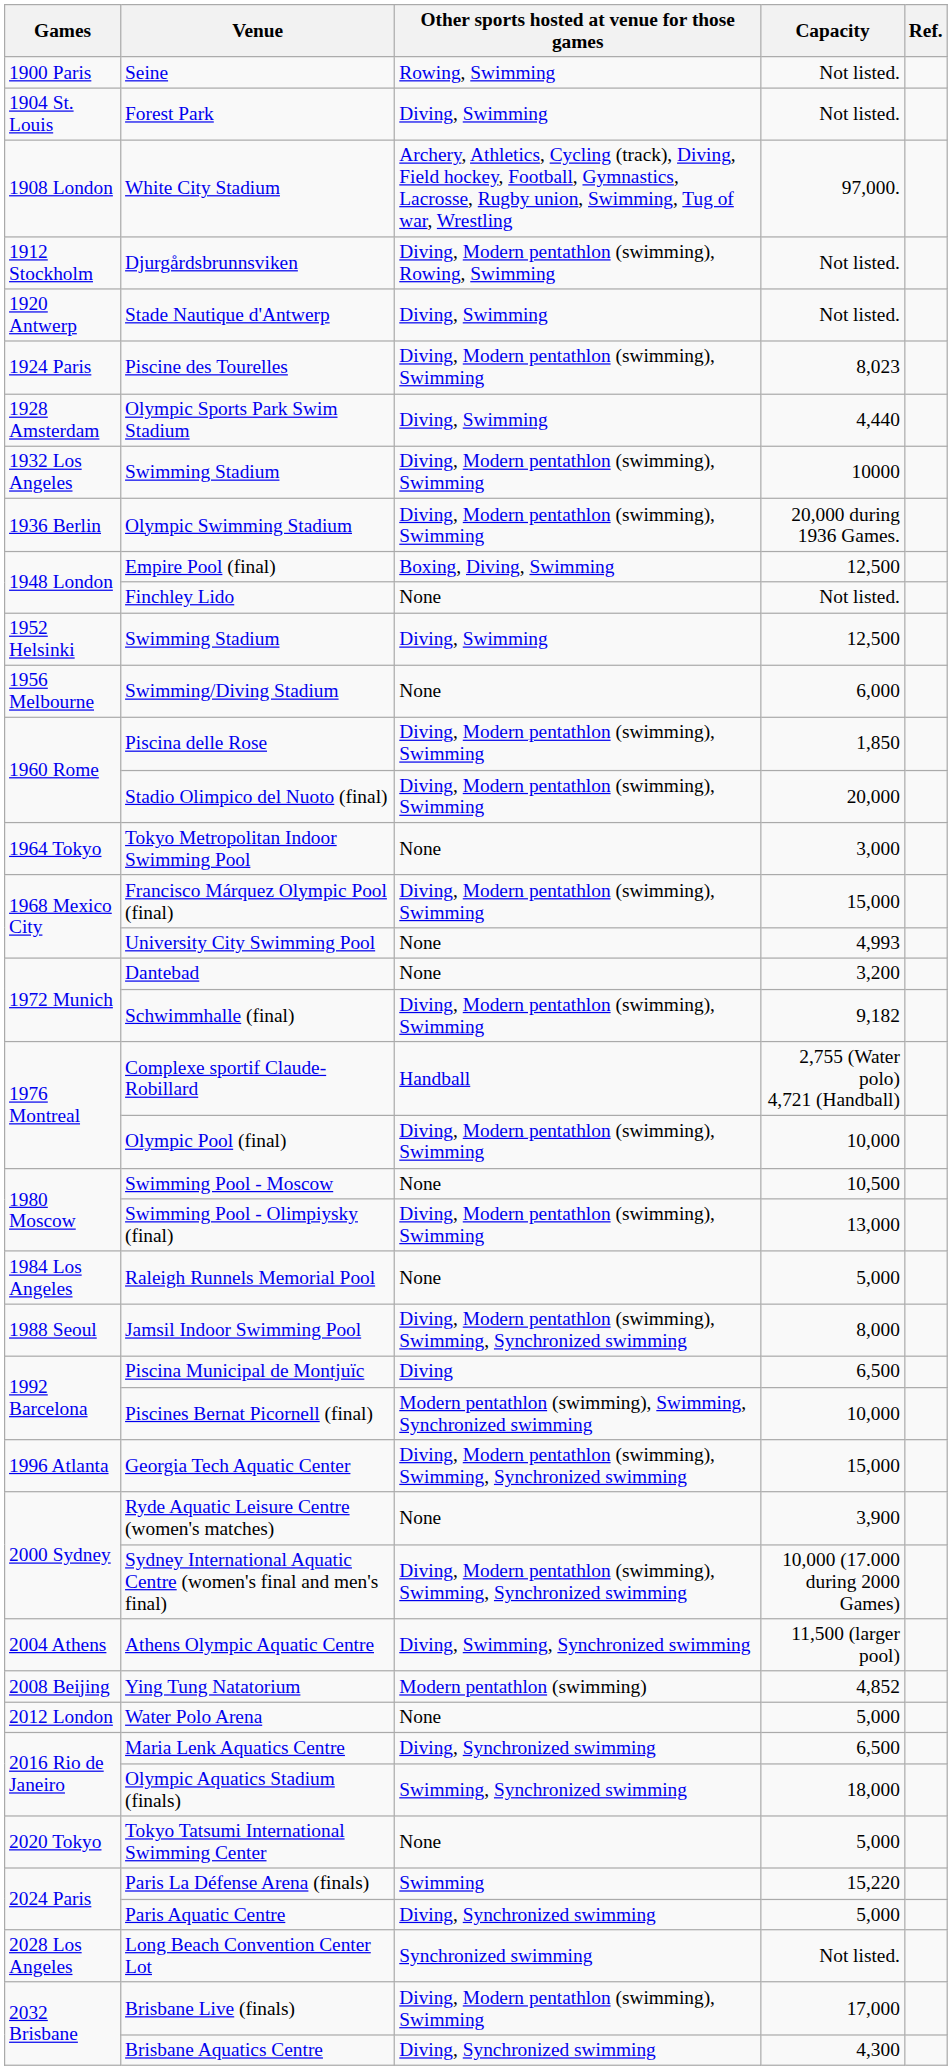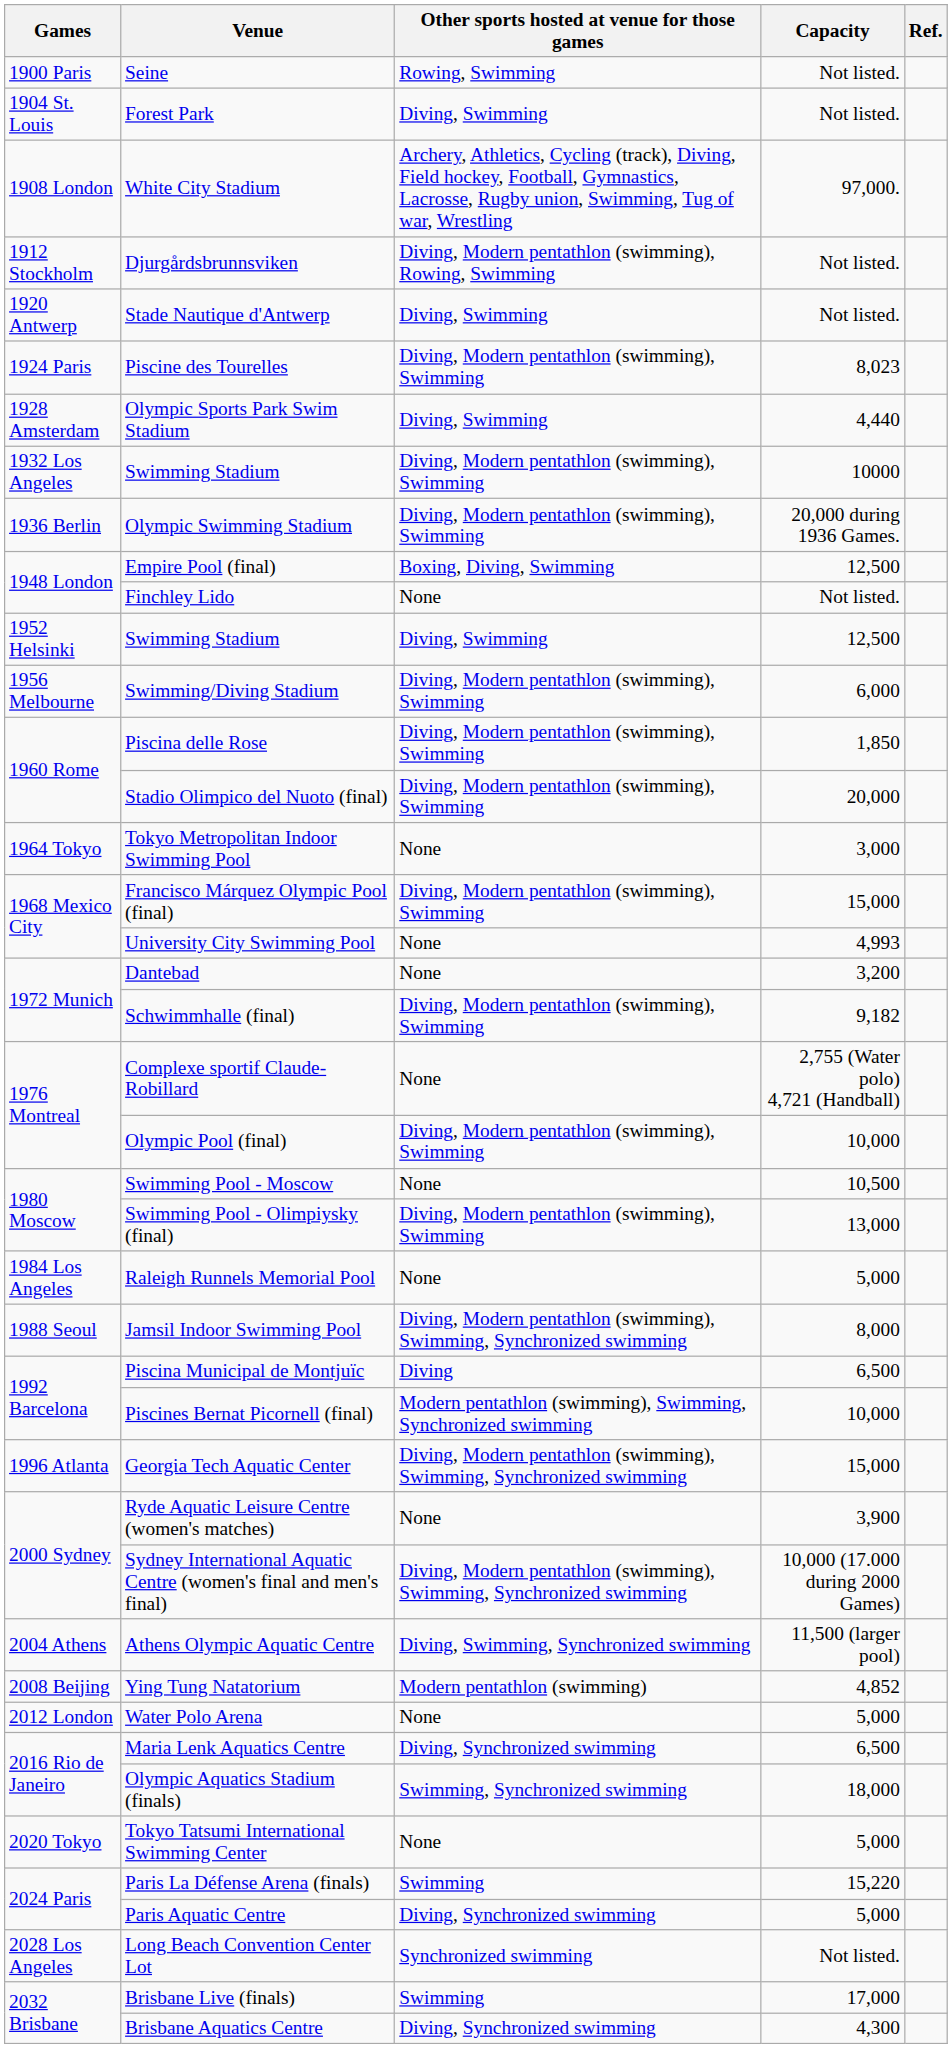(420, 691) None -> (557, 691) Diving, Modern pentathlon (swimming), Swimming
(435, 1078) Handball -> (420, 1078) None
(557, 2008) Diving, Modern pentathlon (swimming), Swimming -> (442, 1997) Swimming
